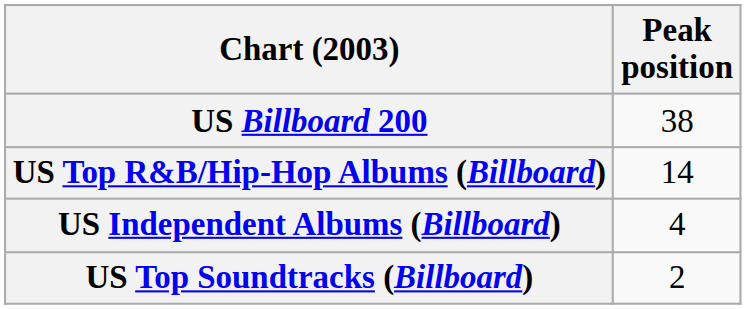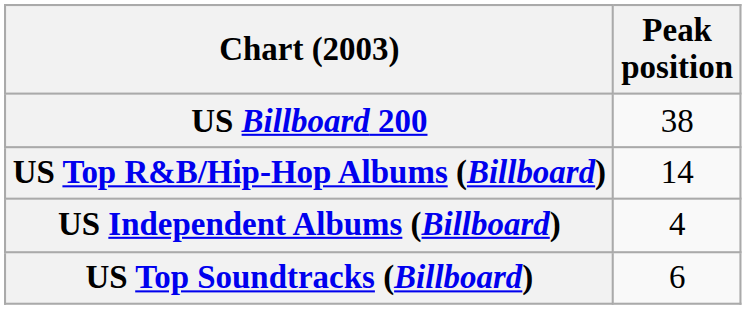(677, 276) 2 -> (677, 276) 6
